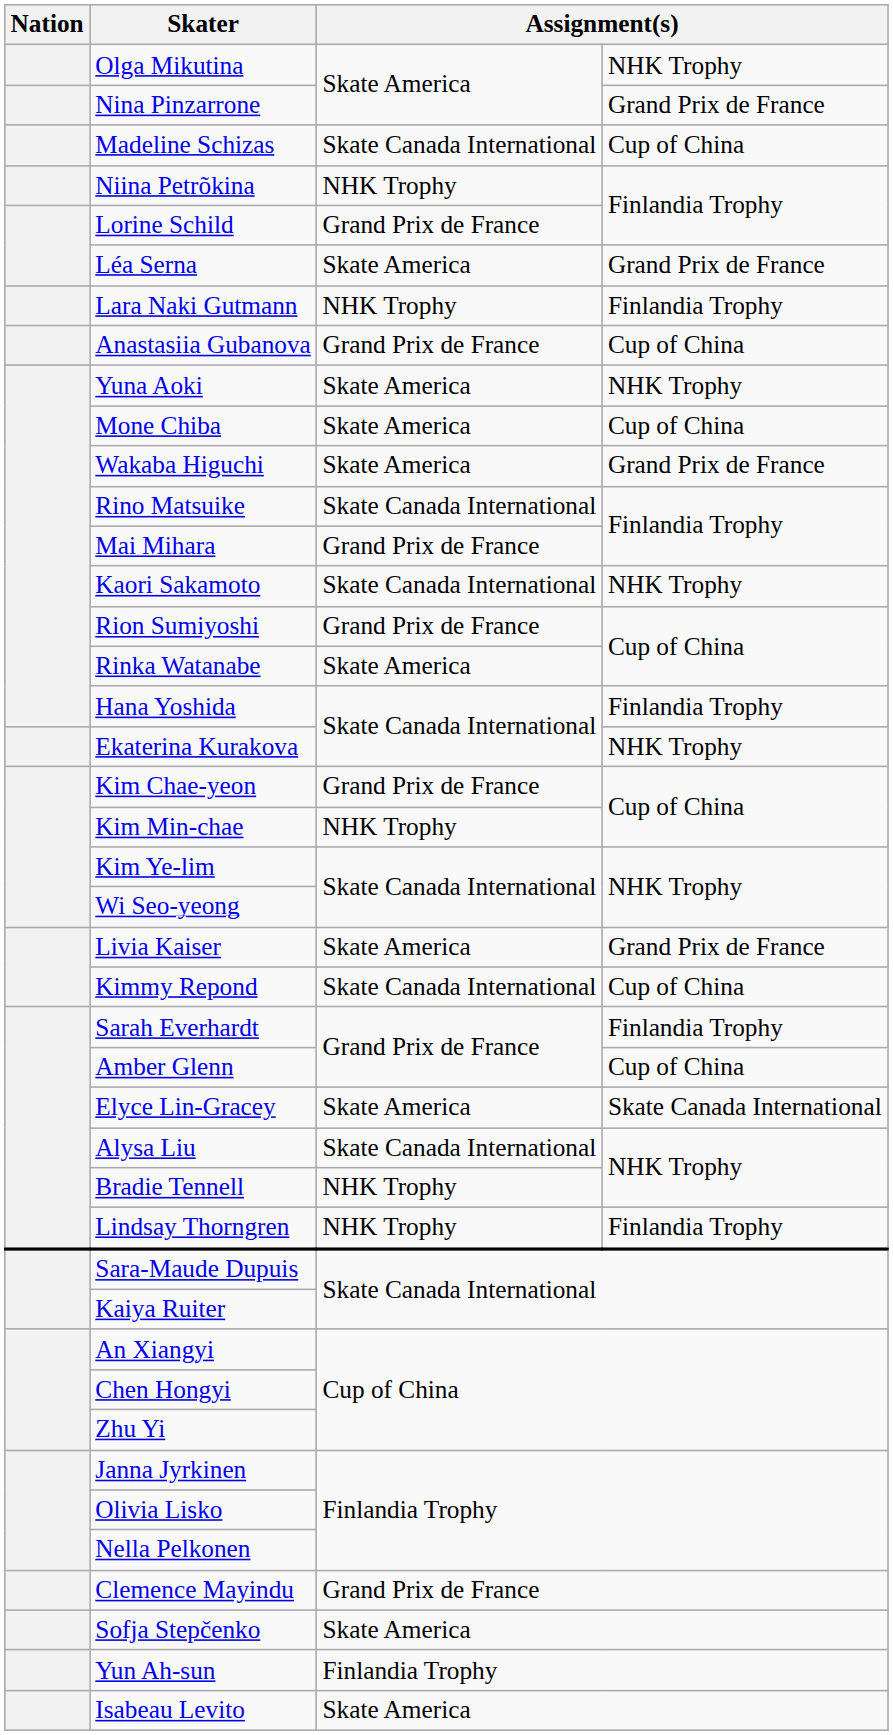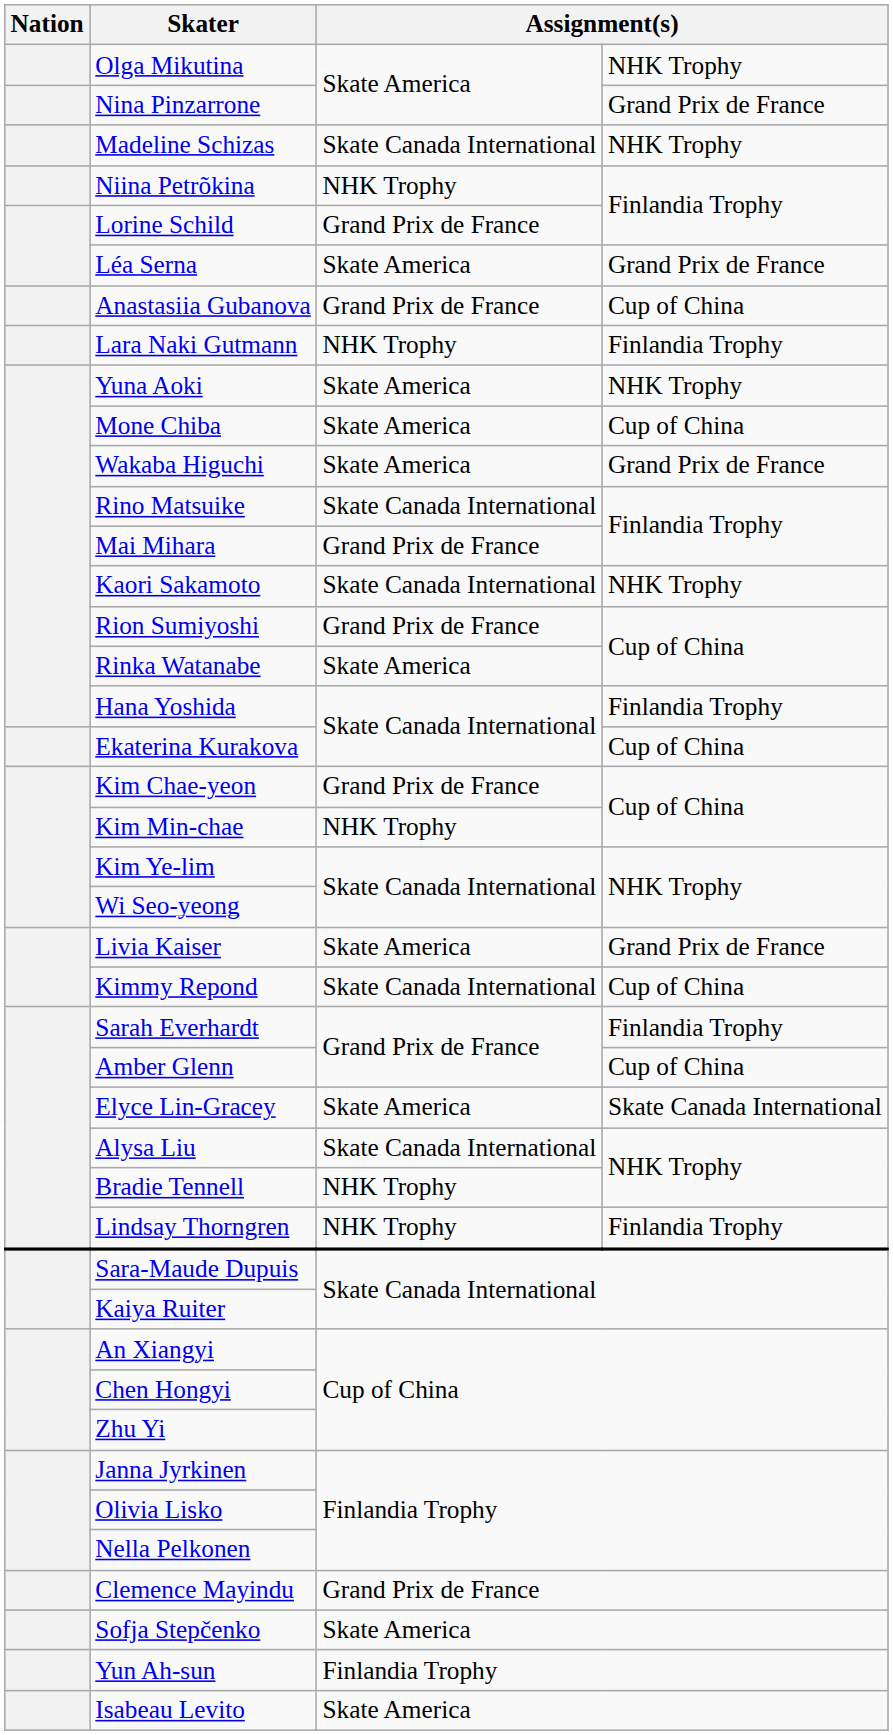(676, 144) Cup of China -> (675, 144) NHK Trophy
rows swapped: (203, 345) <-> (196, 305)
(675, 746) NHK Trophy -> (676, 746) Cup of China
